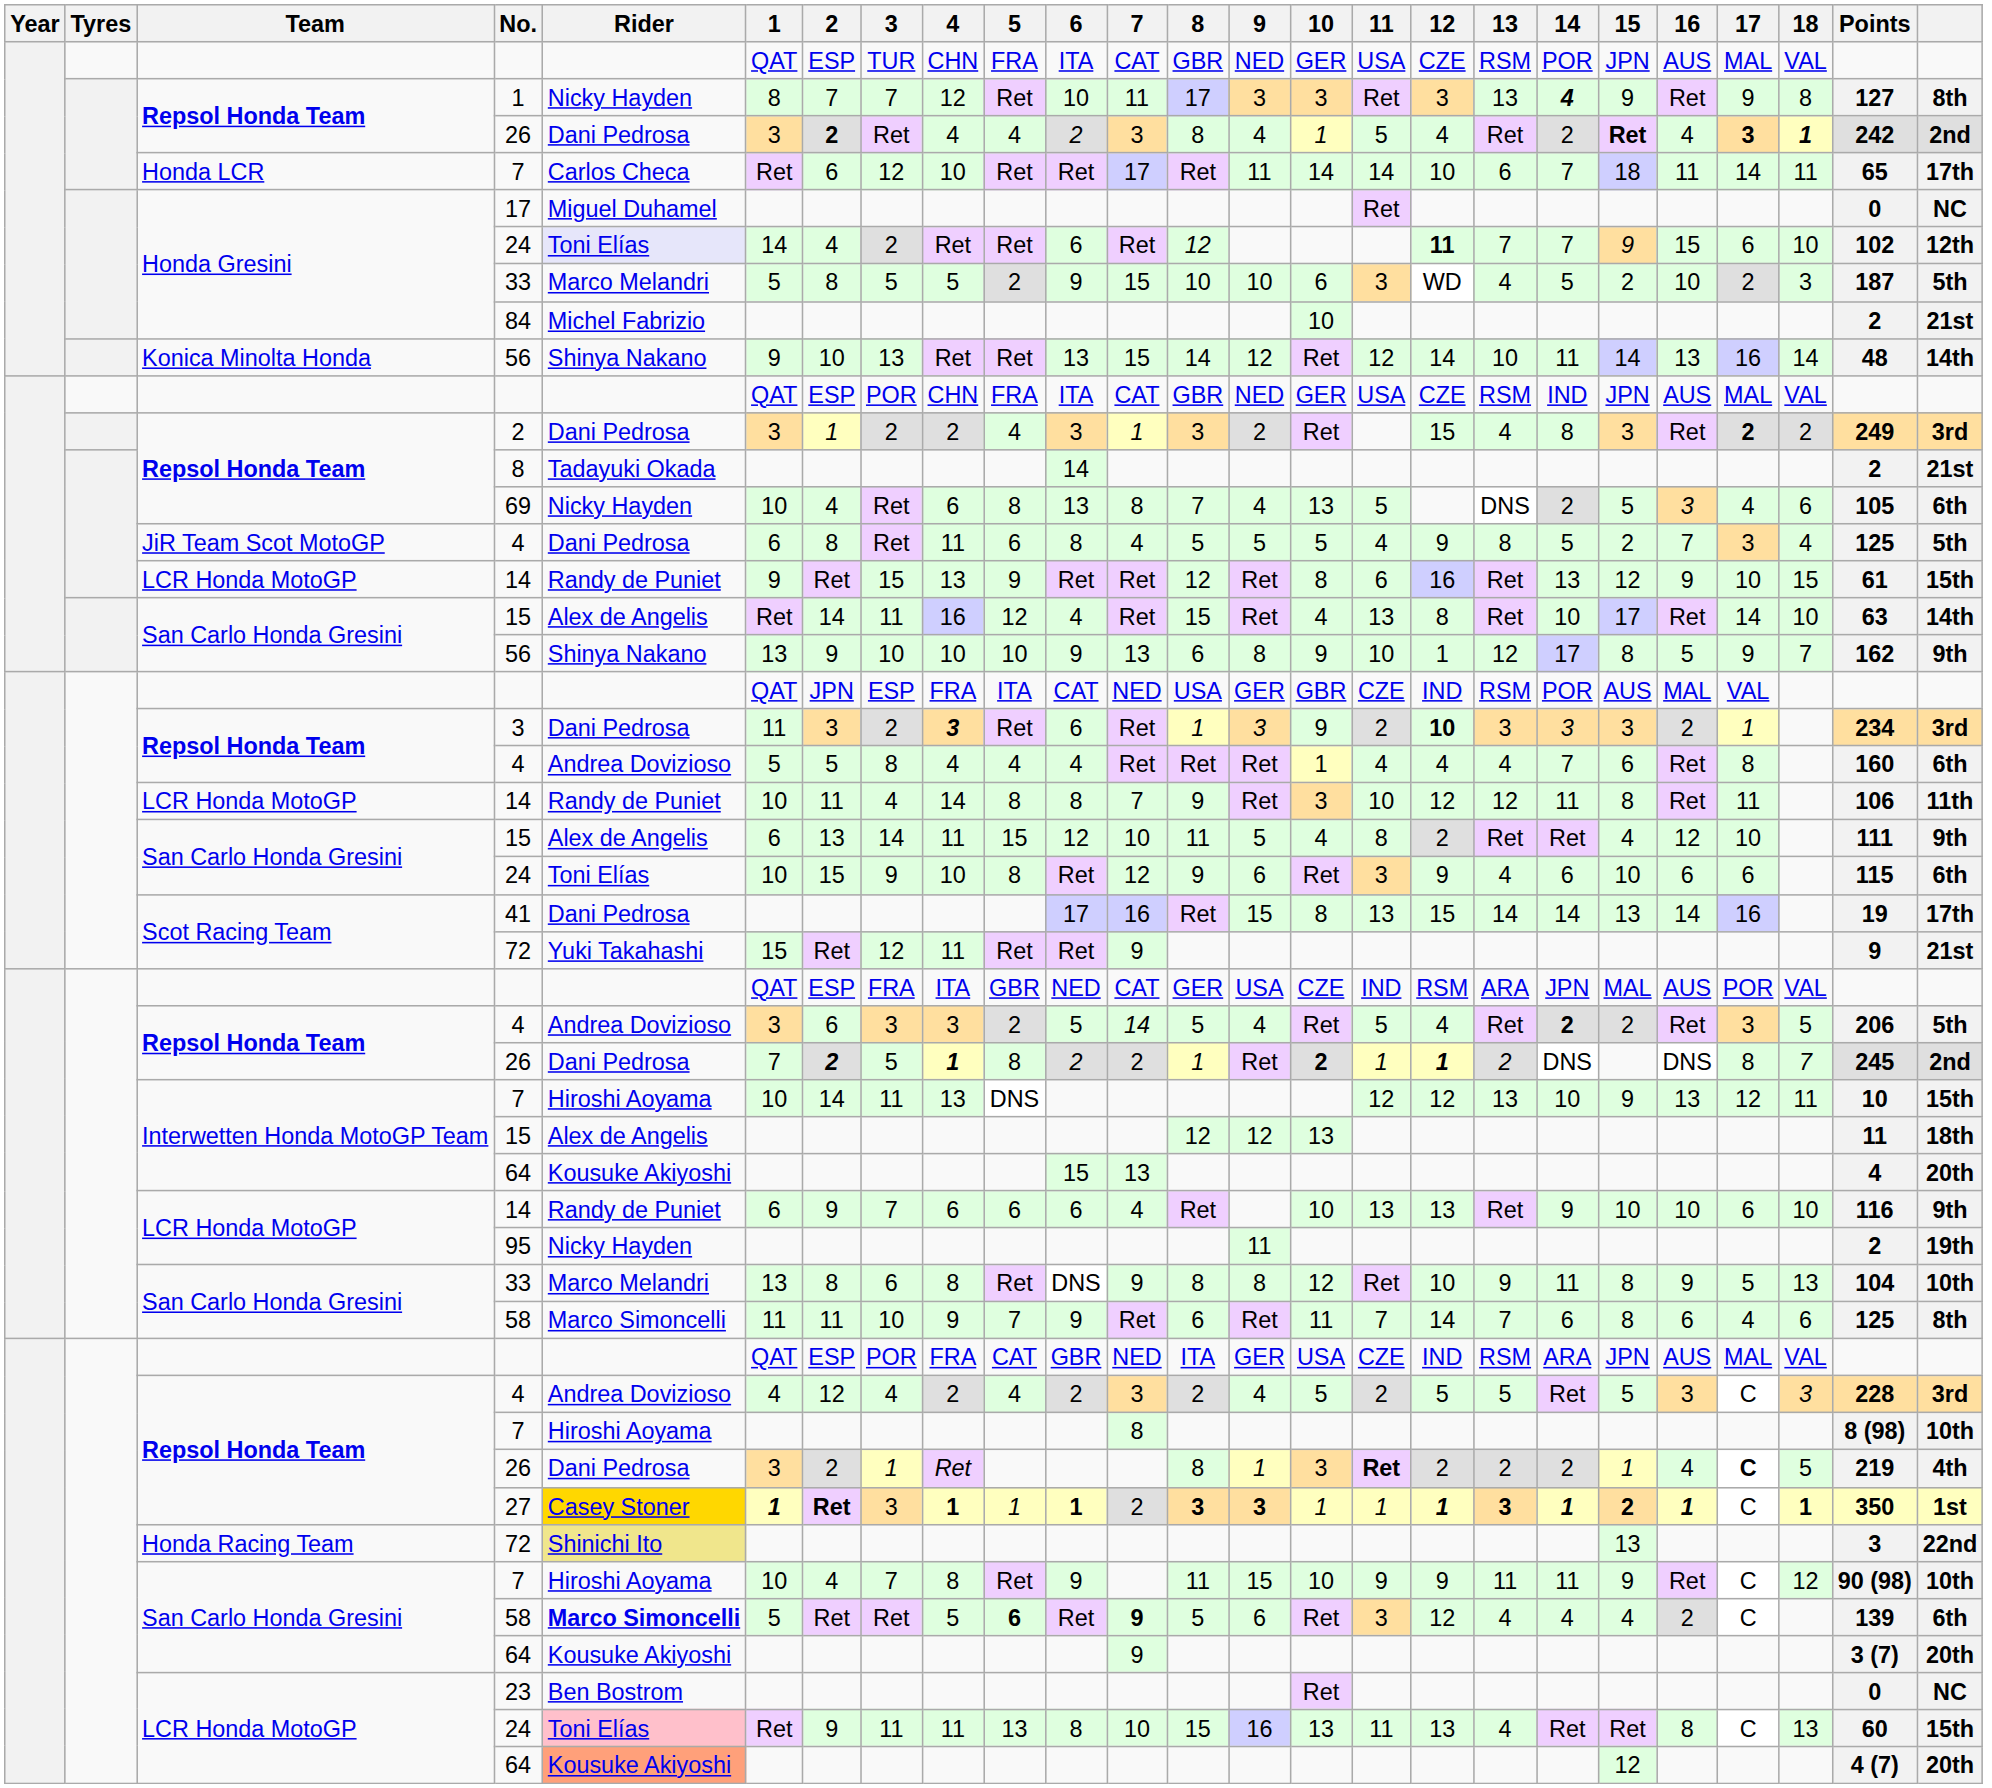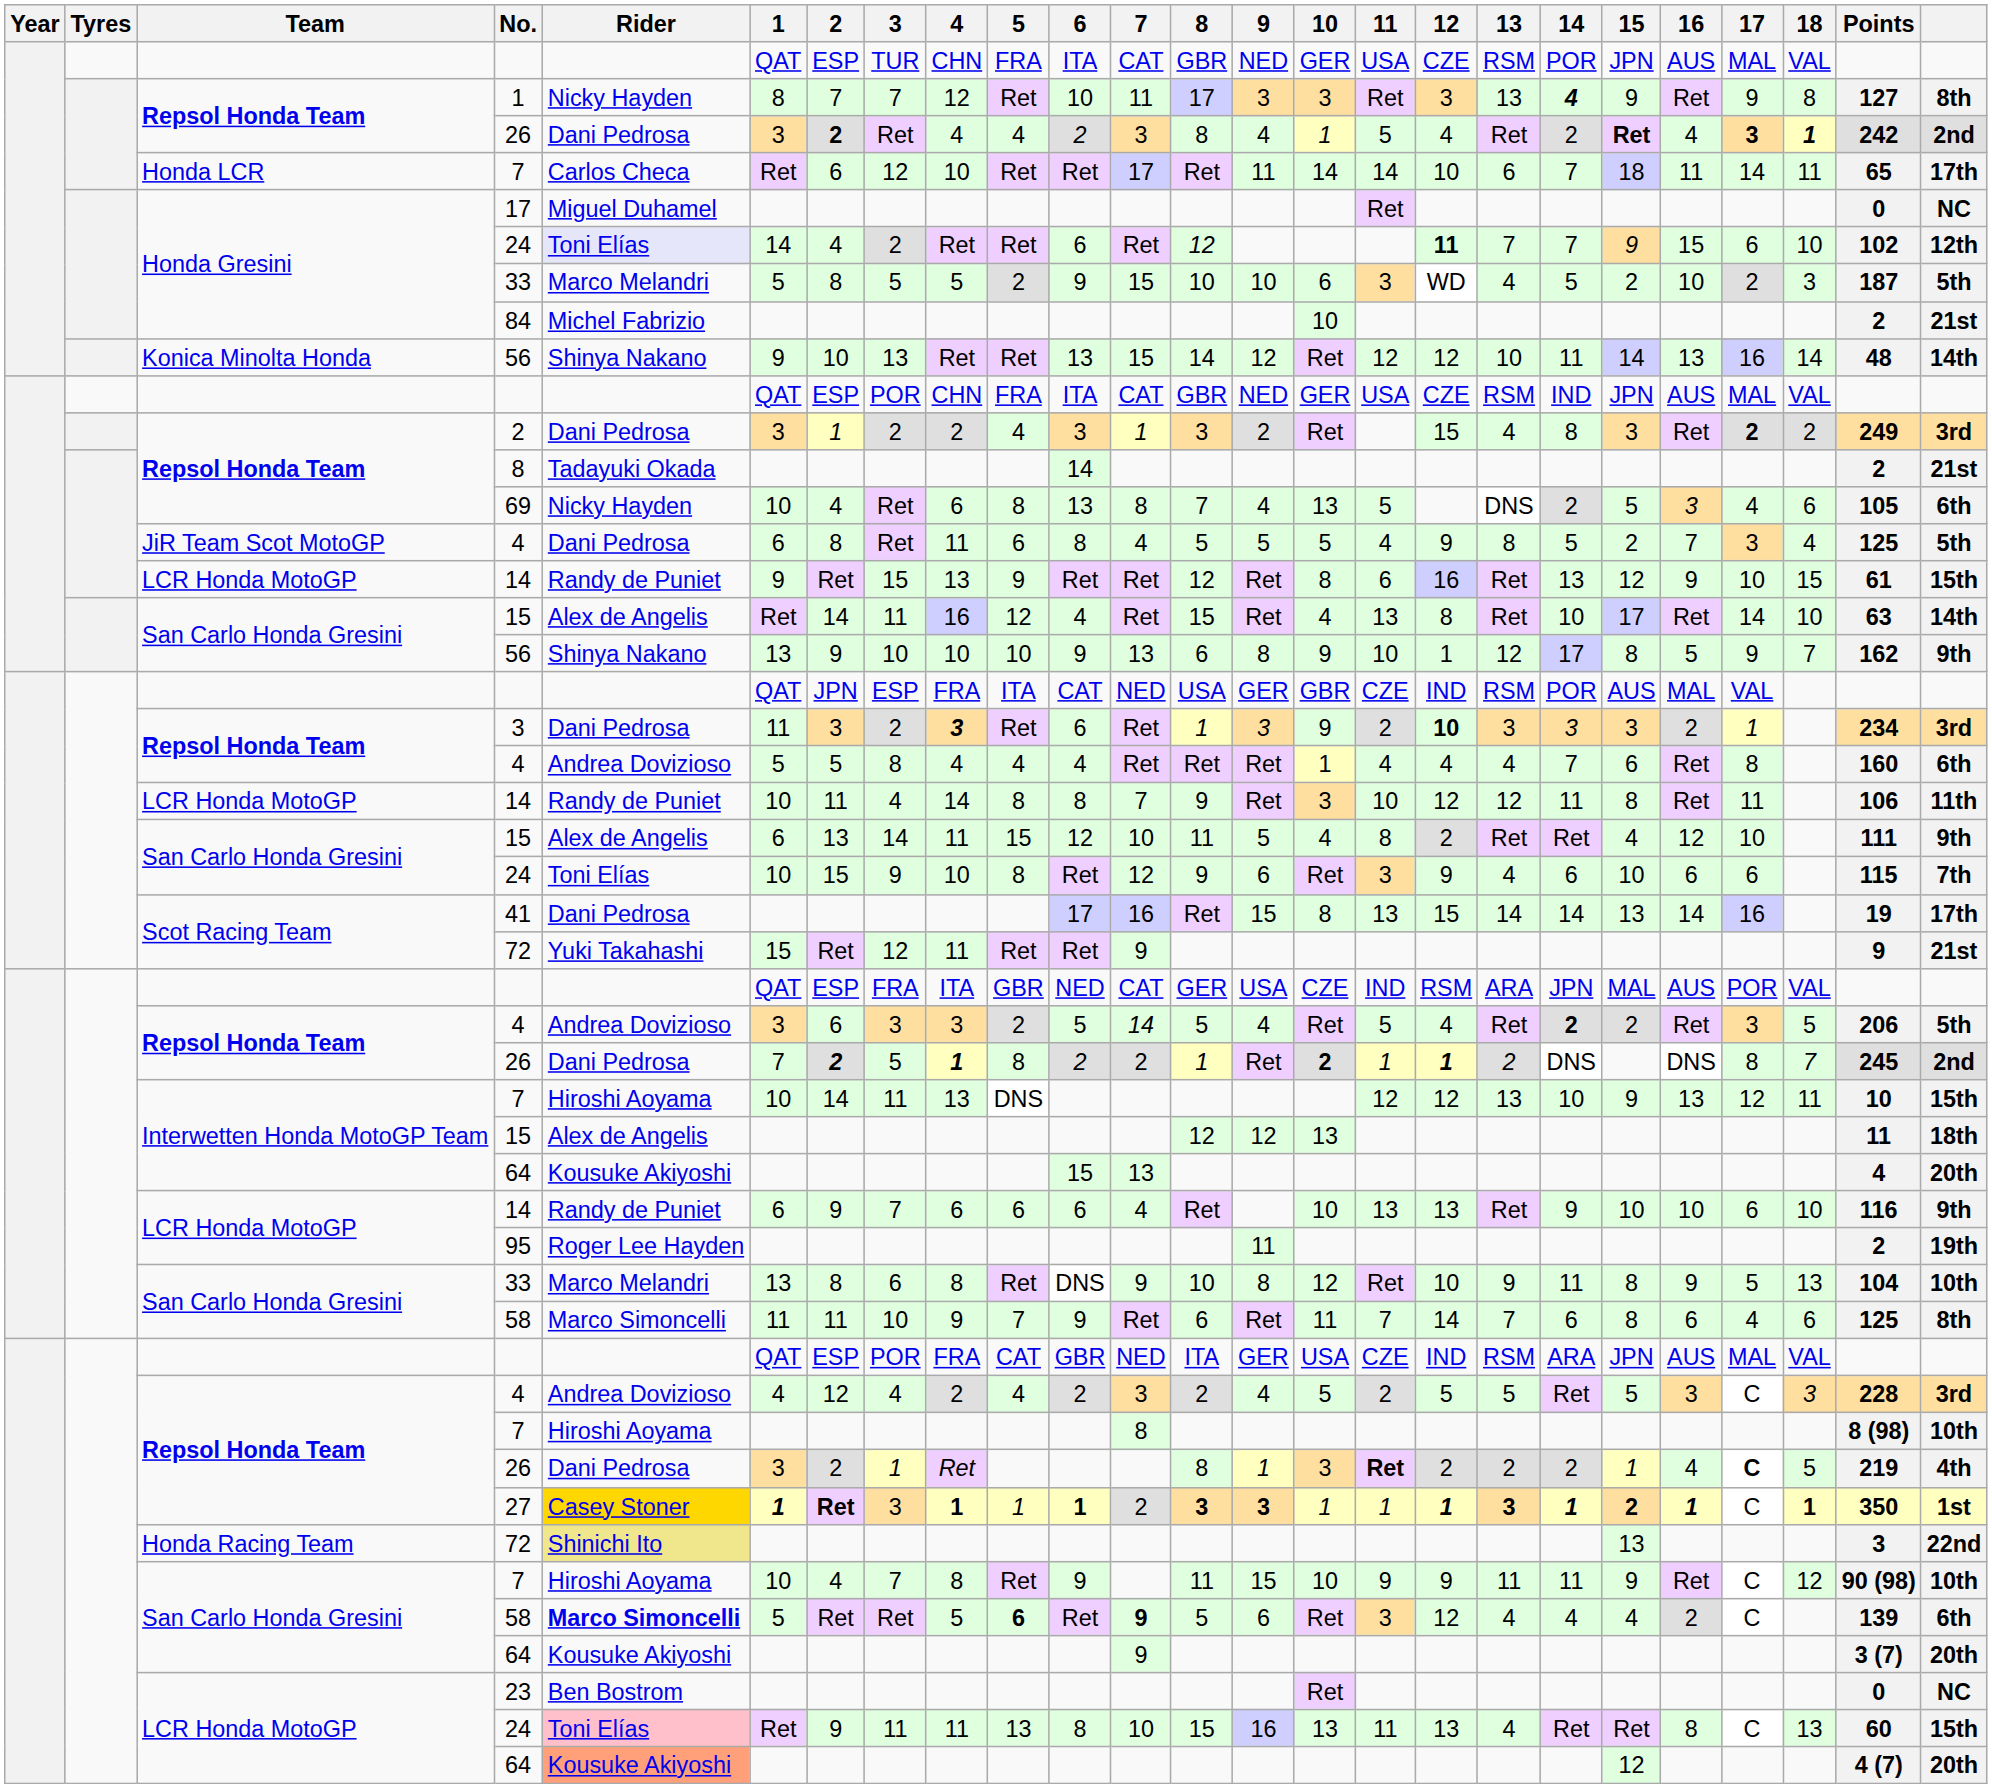(1442, 357) 14 -> (1446, 357) 12
(1950, 876) 6th -> (1954, 876) 7th
(620, 1246) Nicky Hayden -> (646, 1246) Roger Lee Hayden
(1198, 1283) 8 -> (1202, 1283) 10
